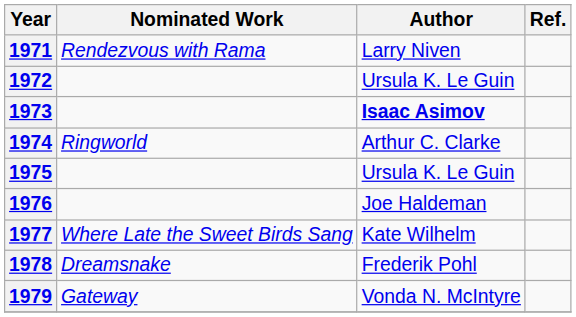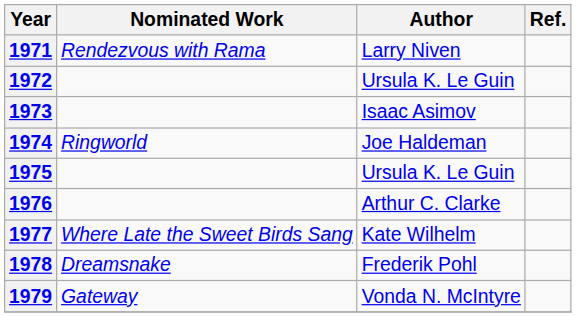(423, 111) bold -> (419, 111) normal
(431, 142) Arthur C. Clarke -> (424, 142) Joe Haldeman
(424, 204) Joe Haldeman -> (431, 204) Arthur C. Clarke
